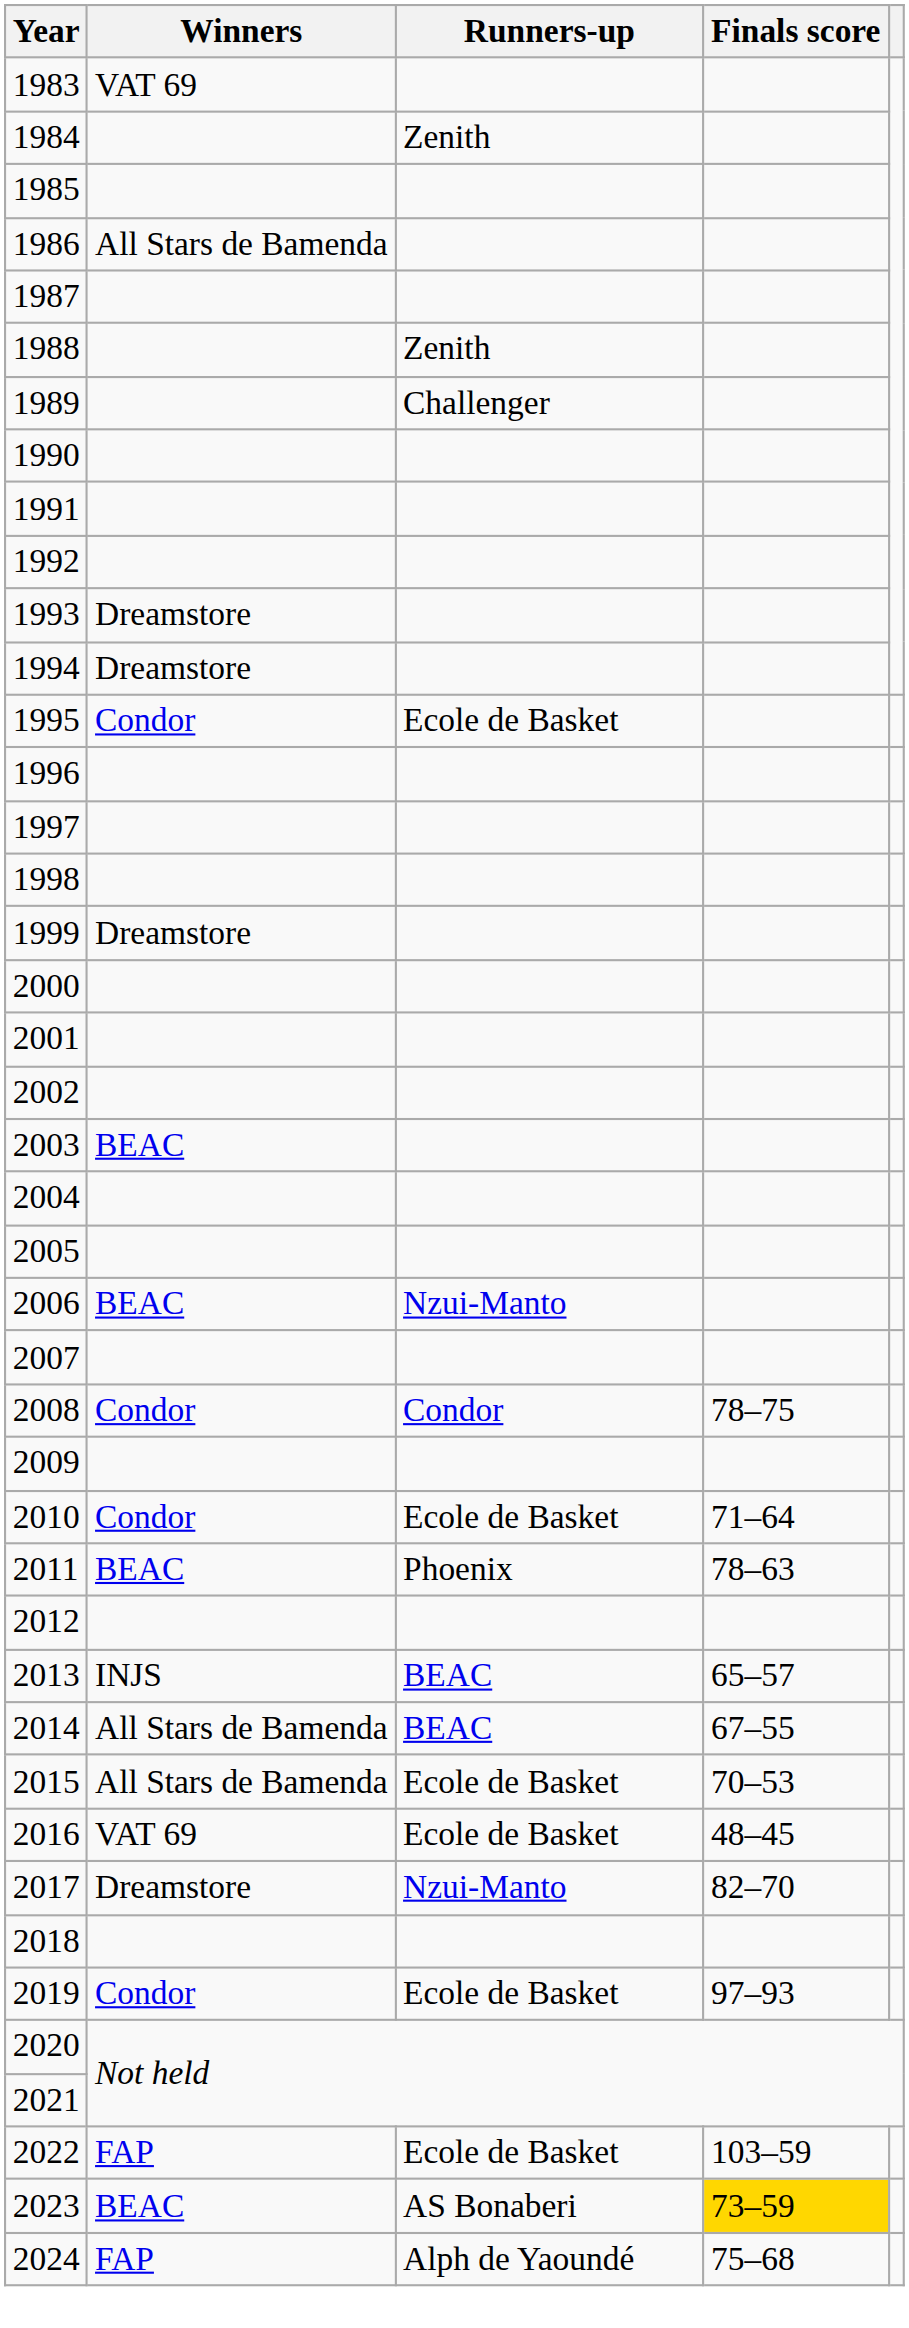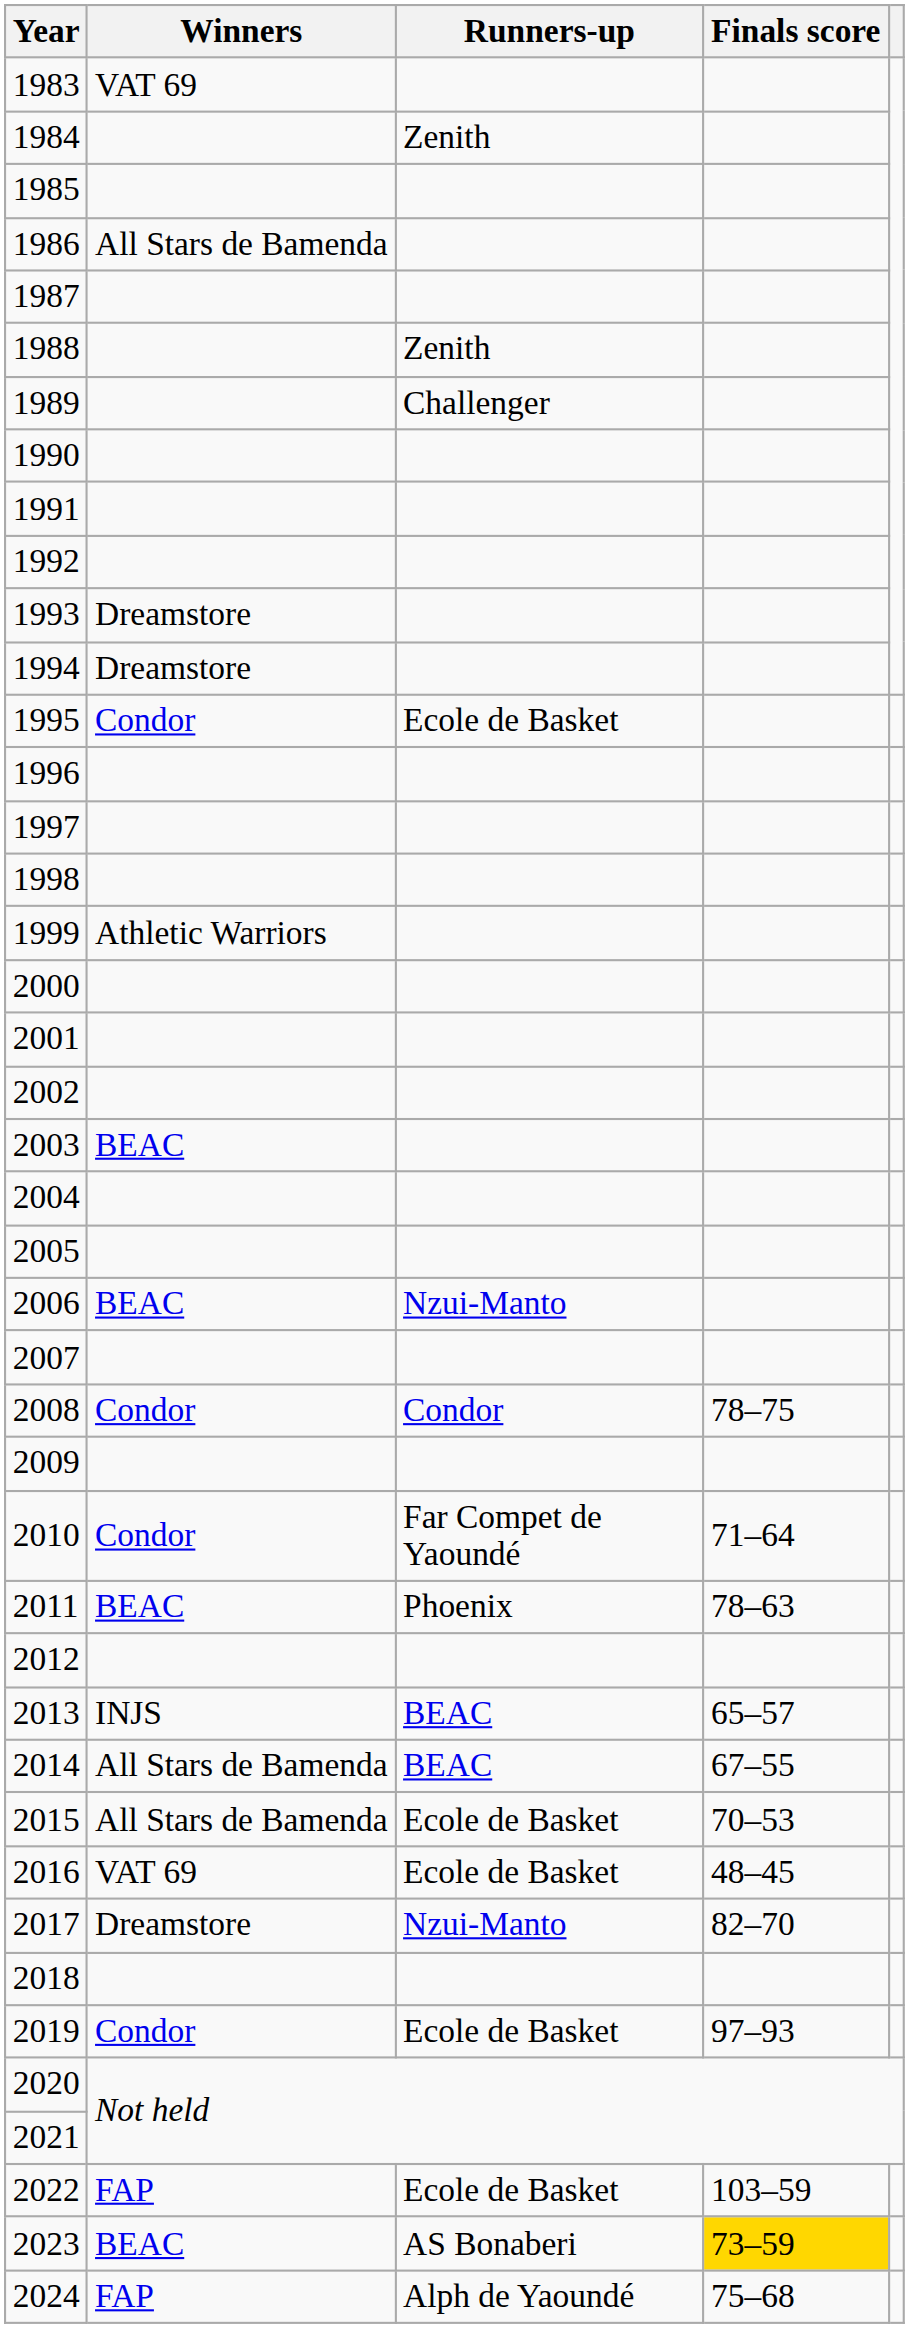(173, 932) Dreamstore -> (211, 932) Athletic Warriors
(511, 1515) Ecole de Basket -> (502, 1534) Far Compet de Yaoundé
